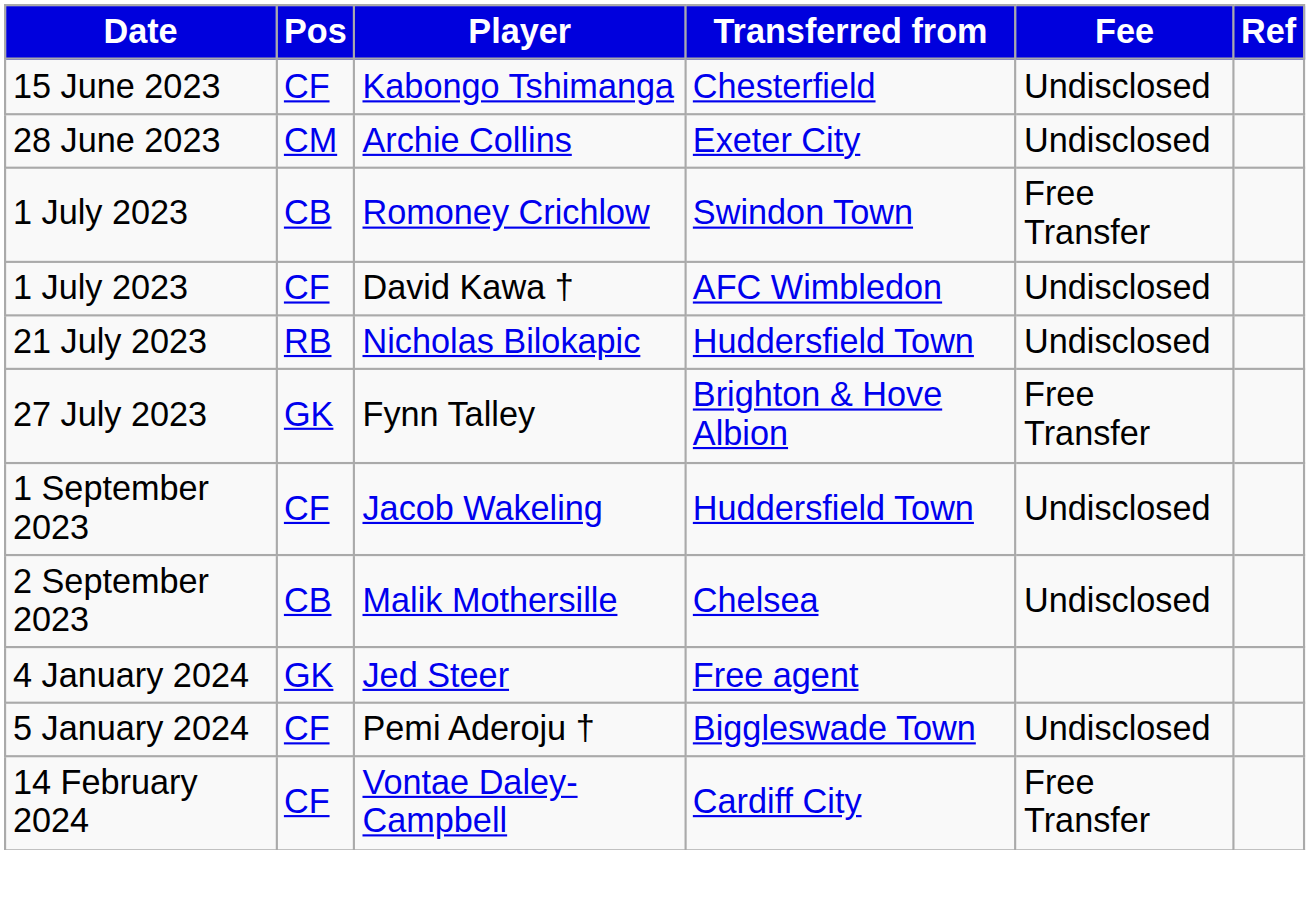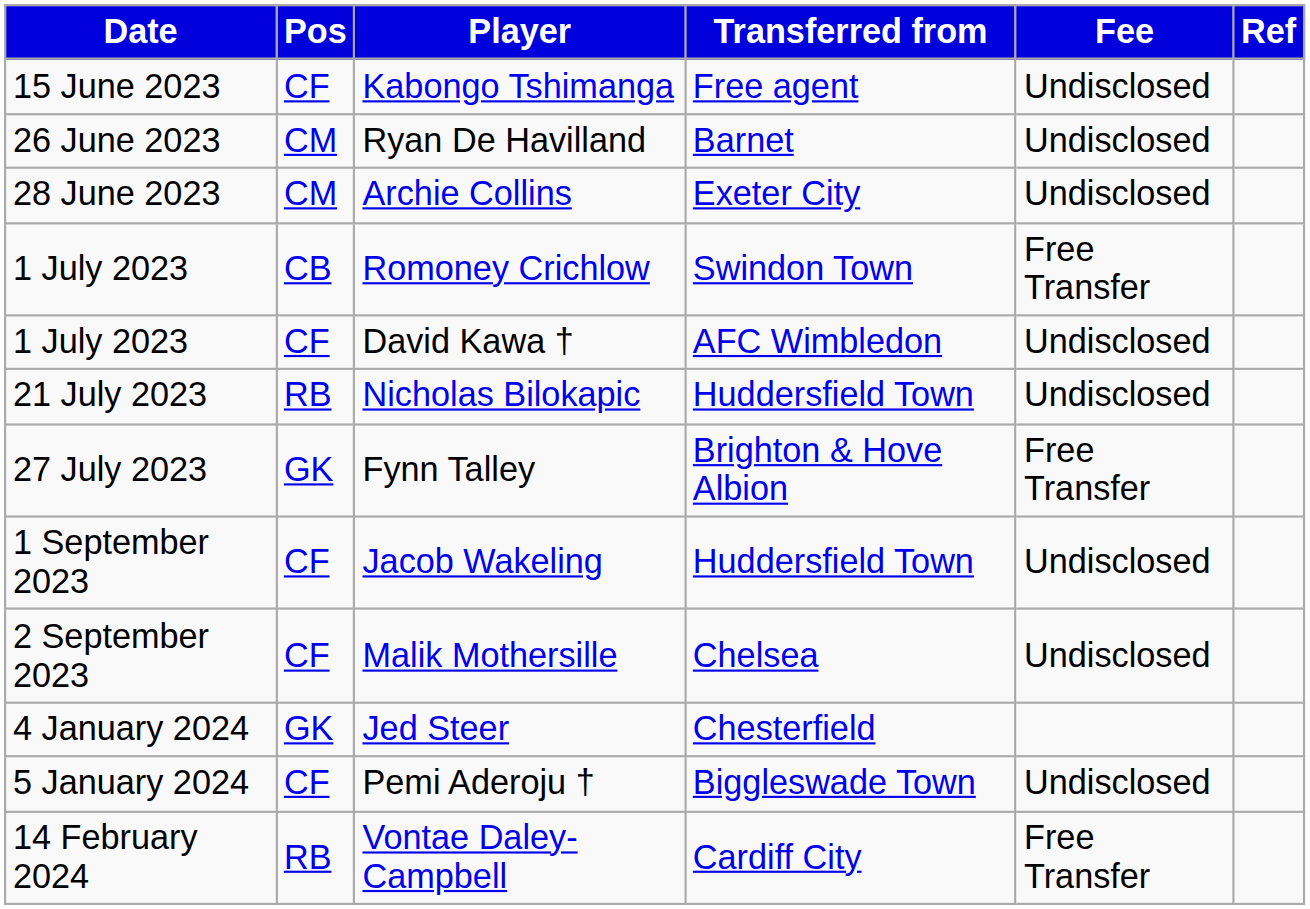(784, 85) Chesterfield -> (776, 85) Free agent
+ row: (504, 140)
(308, 600) CB -> (307, 655) CF
(776, 674) Free agent -> (784, 728) Chesterfield
(307, 802) CF -> (308, 856) RB
